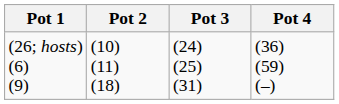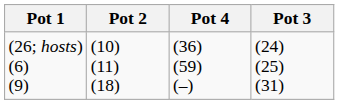columns swapped: (210, 18) <-> (292, 18)
